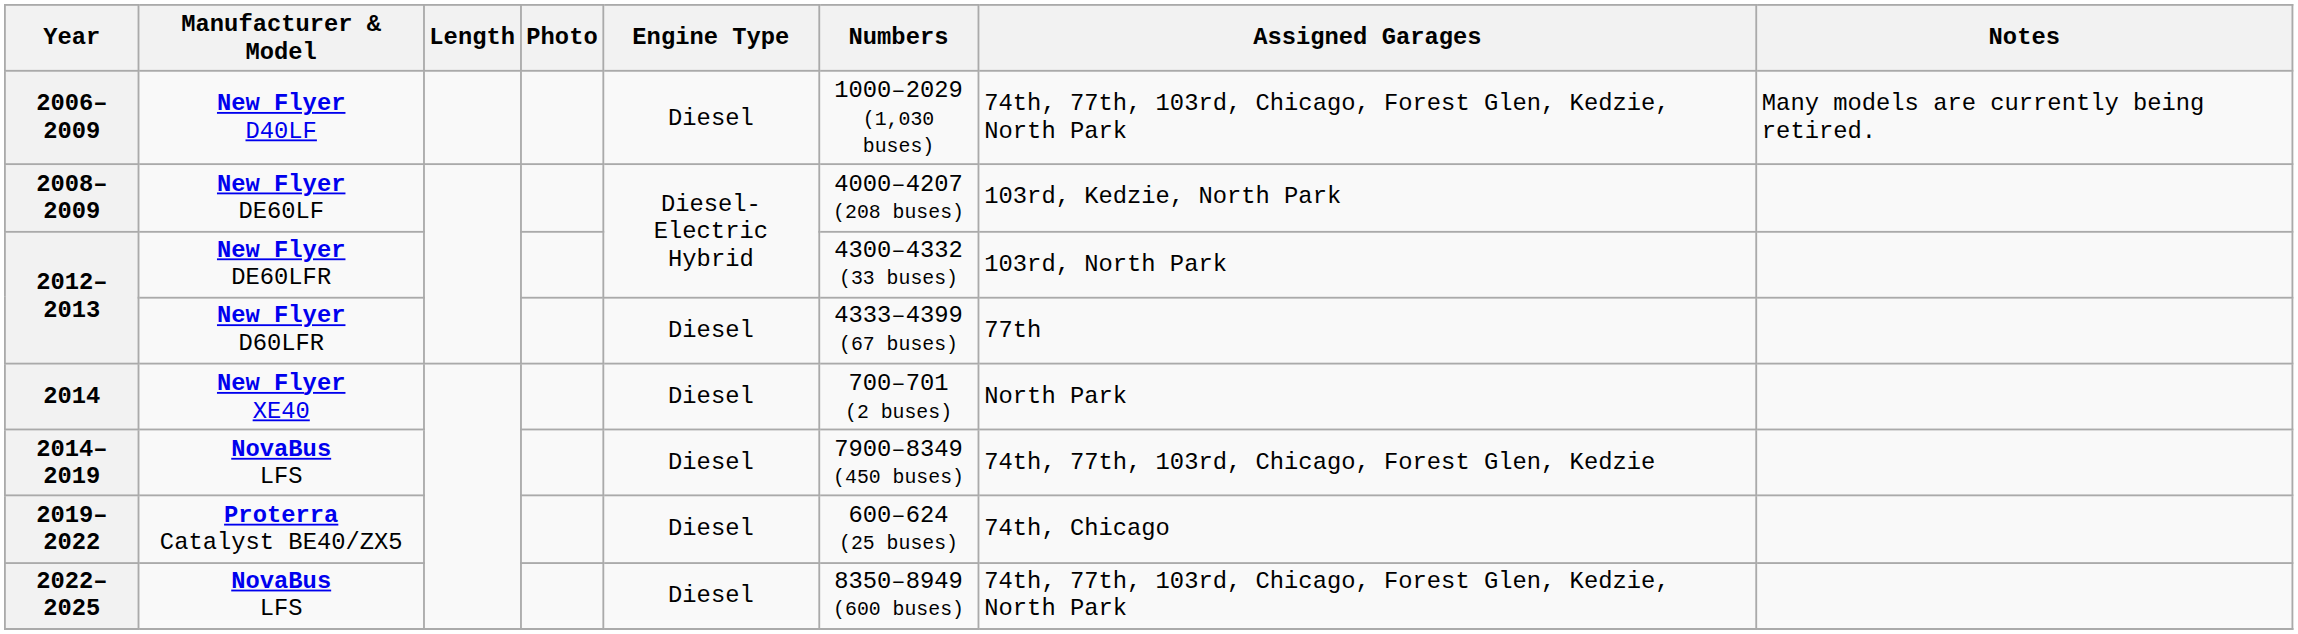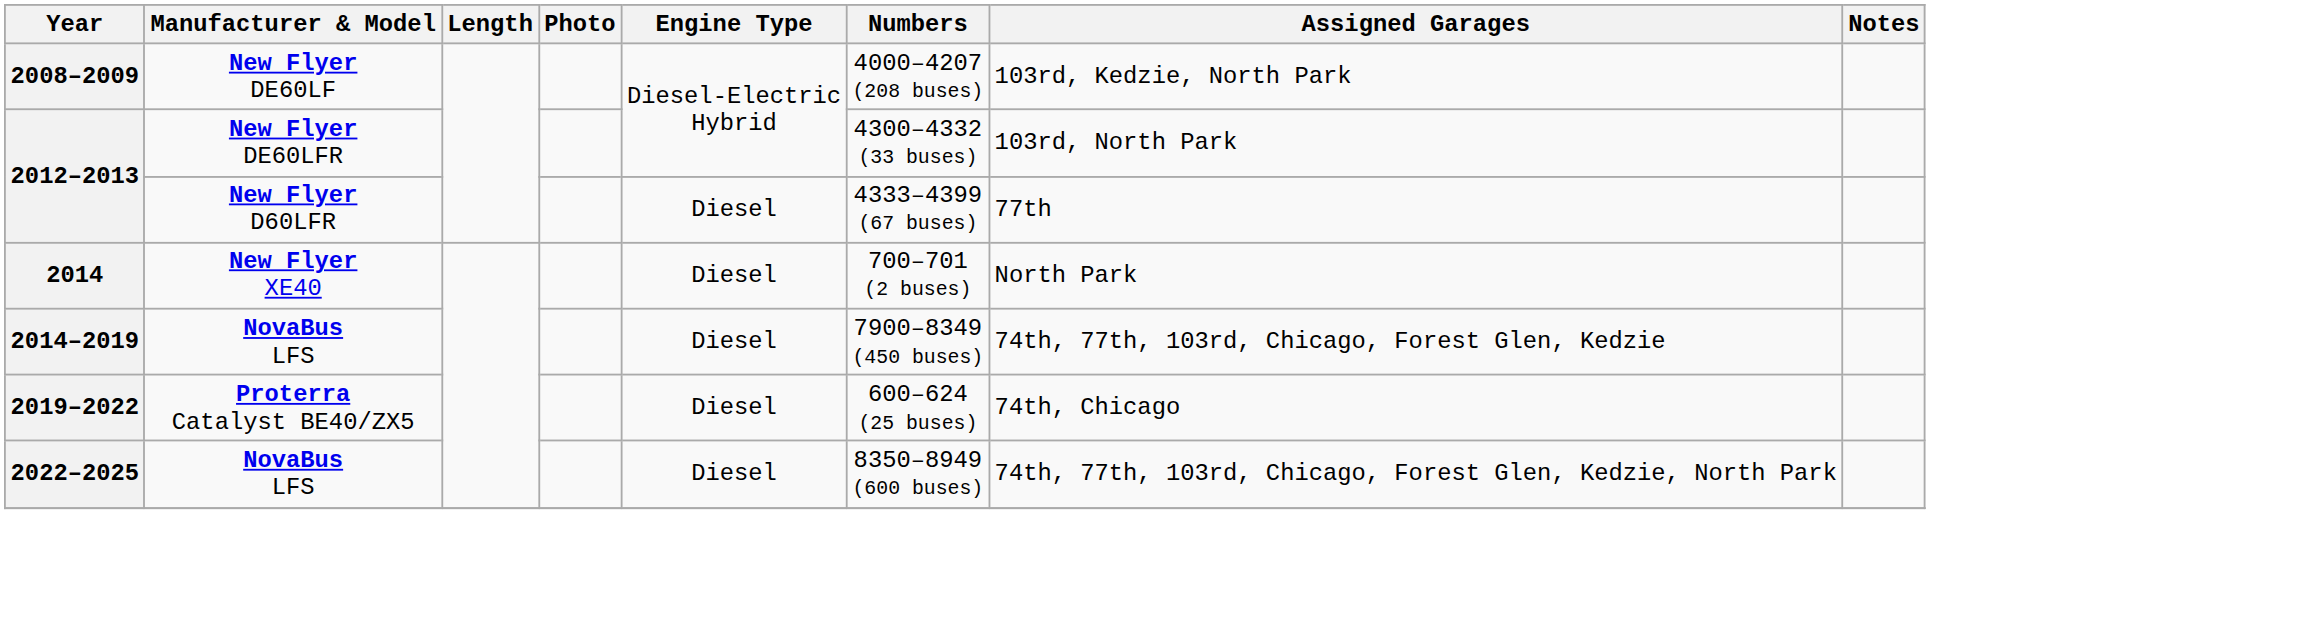- row: (72, 118)
